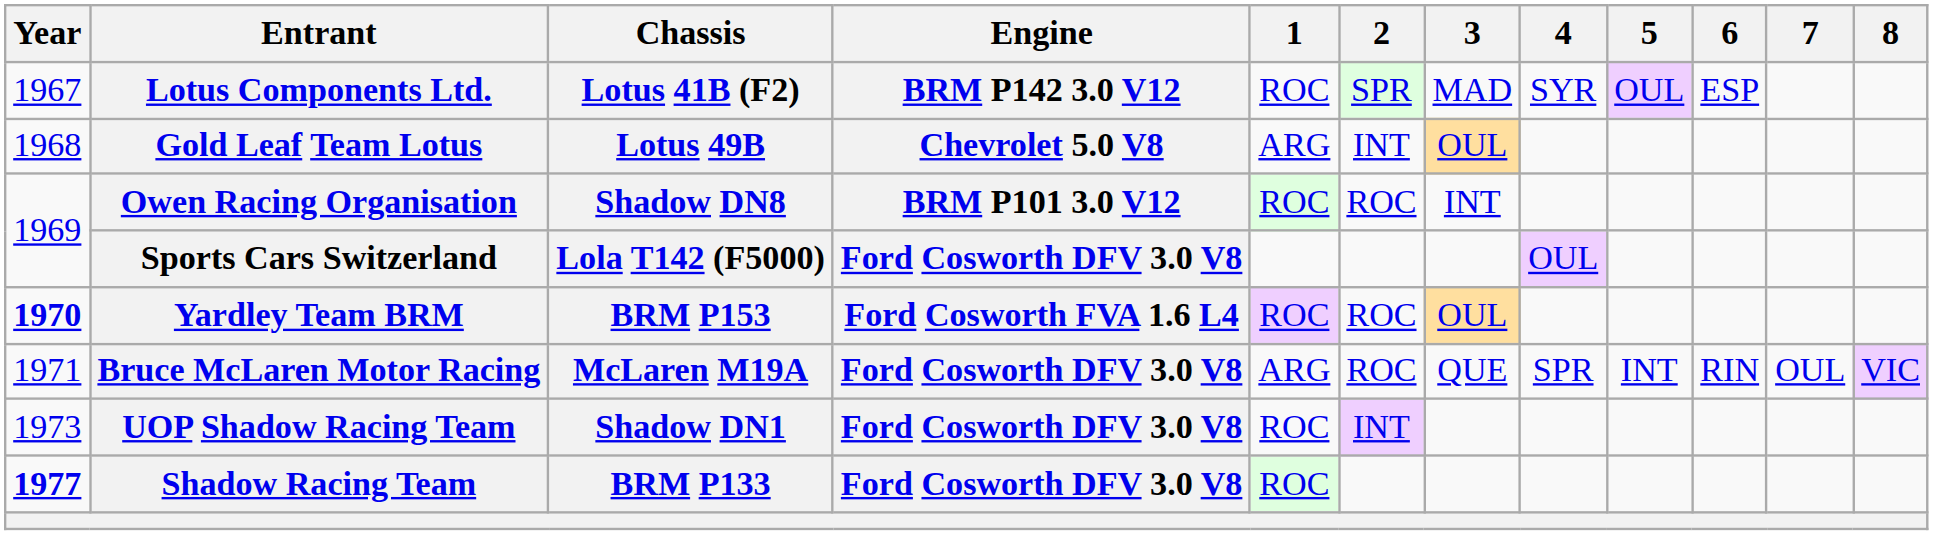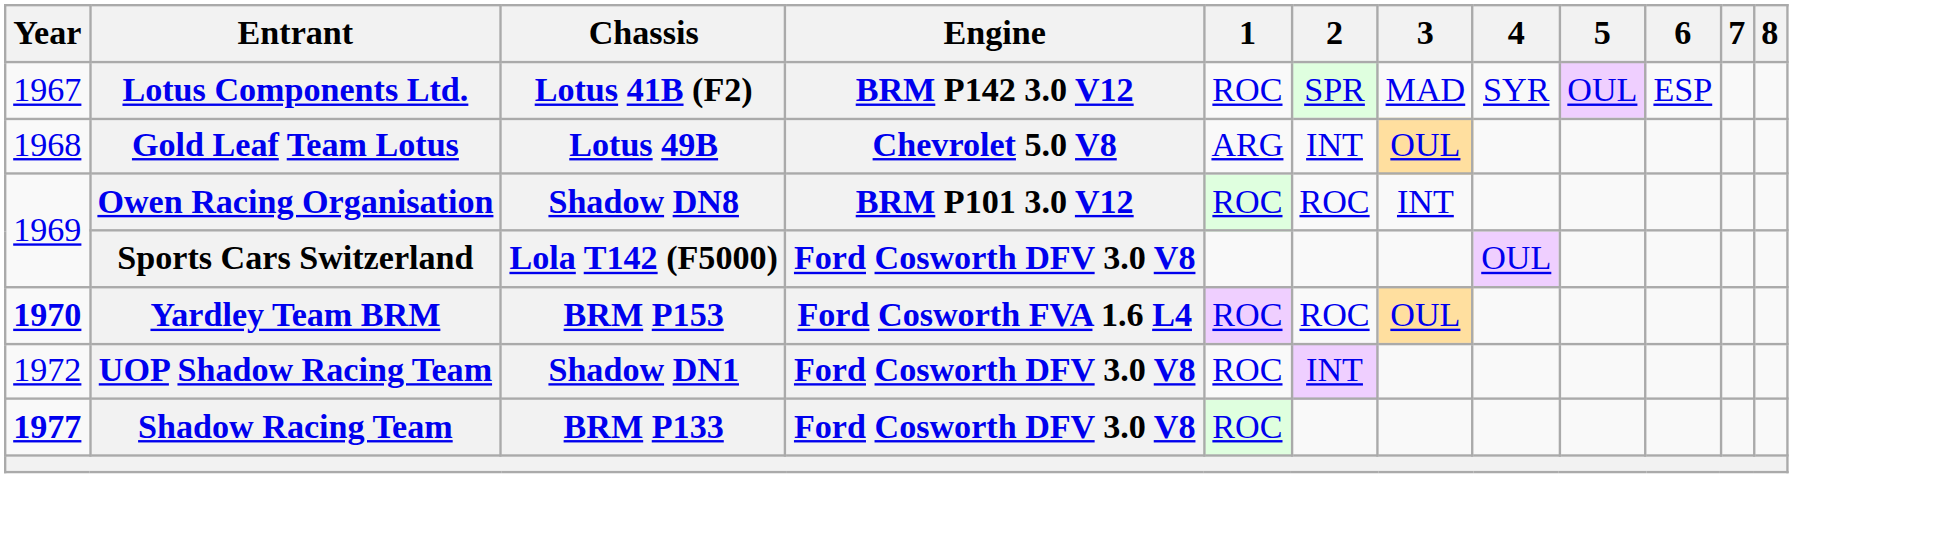- row: (319, 370)
(47, 427) 1973 -> (47, 370) 1972
